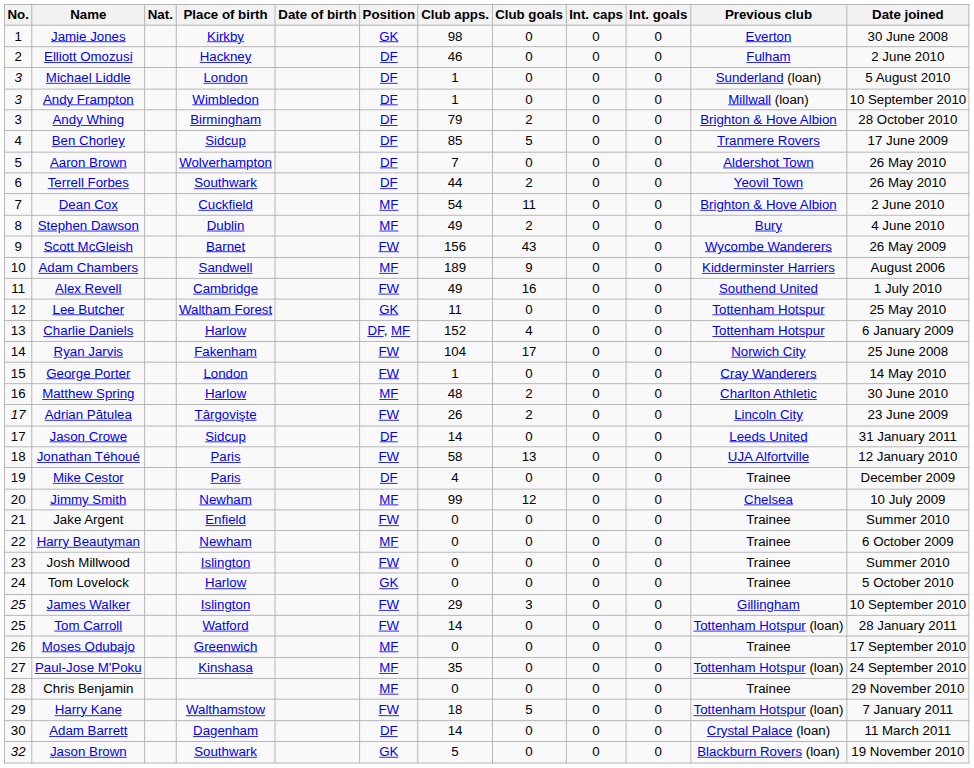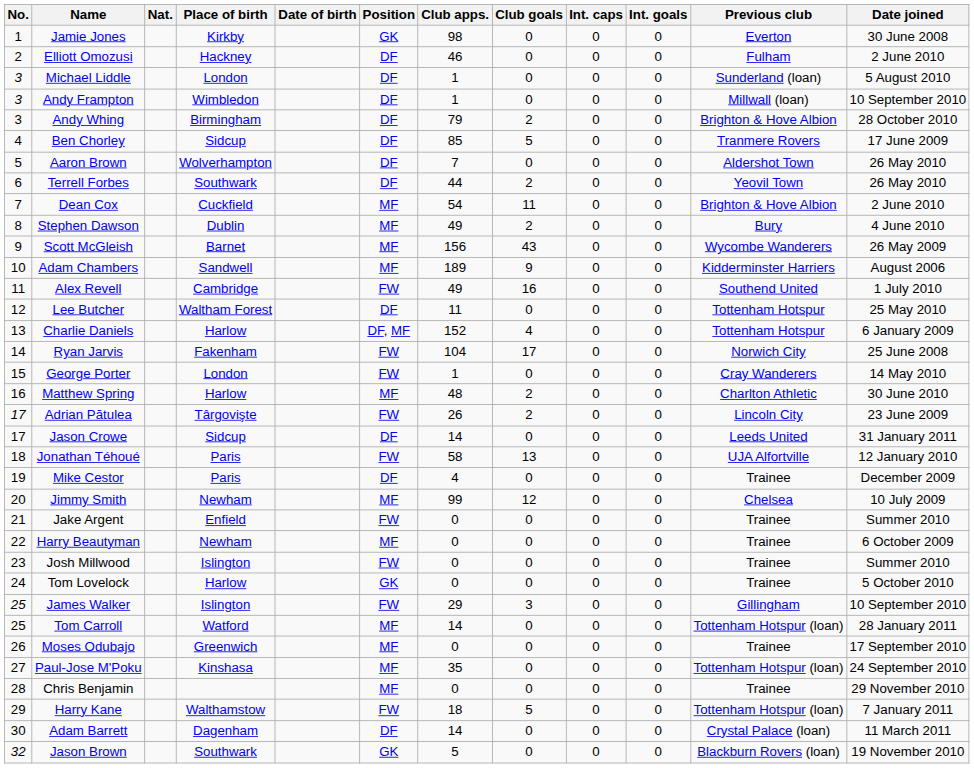(389, 246) FW -> (389, 246) MF
(389, 309) GK -> (389, 309) DF
(389, 625) FW -> (389, 625) MF
